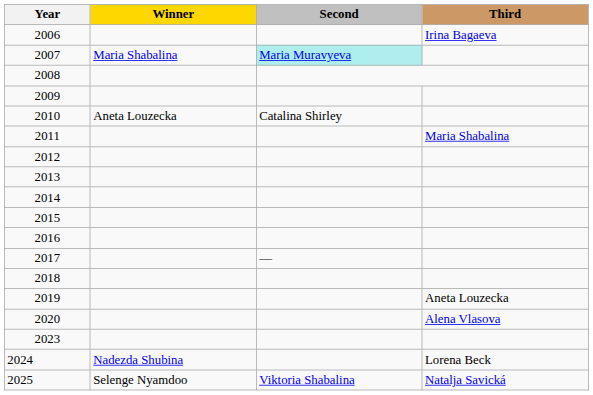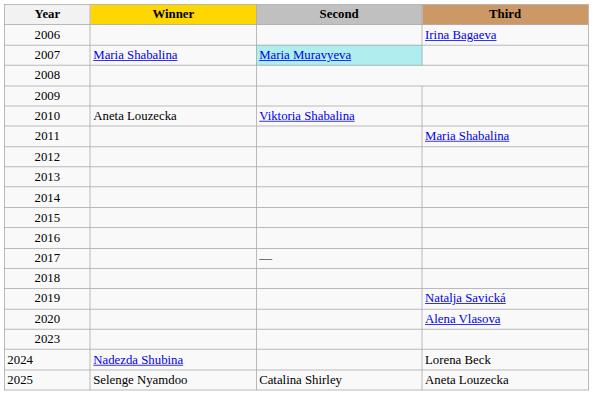(301, 116) Catalina Shirley -> (307, 116) Viktoria Shabalina
(467, 298) Aneta Louzecka -> (465, 298) Natalja Savická
(307, 380) Viktoria Shabalina -> (301, 380) Catalina Shirley
(465, 380) Natalja Savická -> (467, 380) Aneta Louzecka
